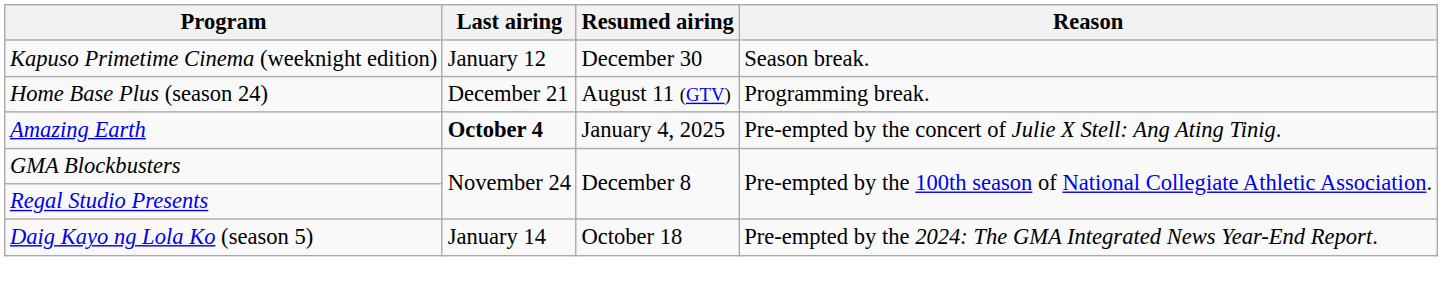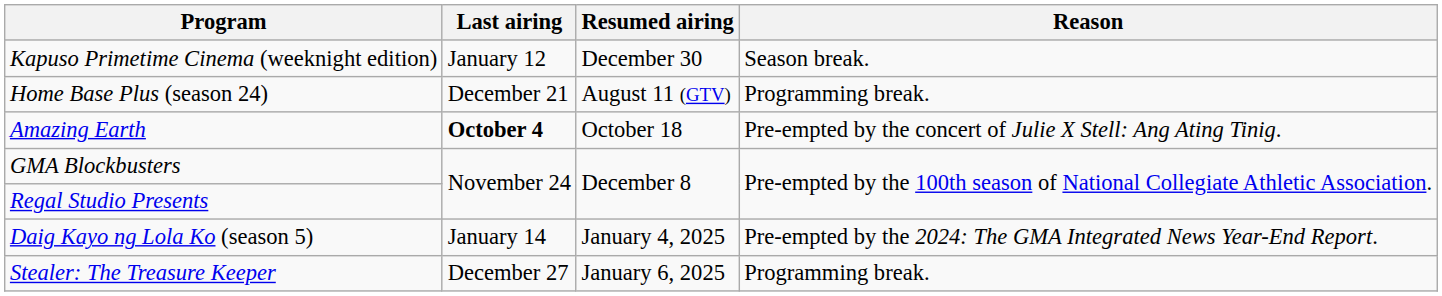(653, 129) January 4, 2025 -> (632, 129) October 18
(632, 237) October 18 -> (653, 237) January 4, 2025
+ row: (143, 272)
